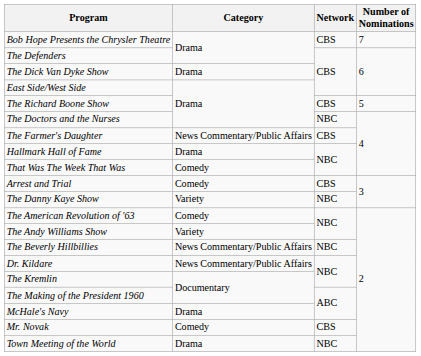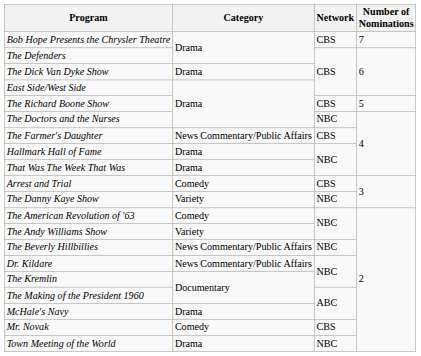(192, 167) Comedy -> (189, 167) Drama
